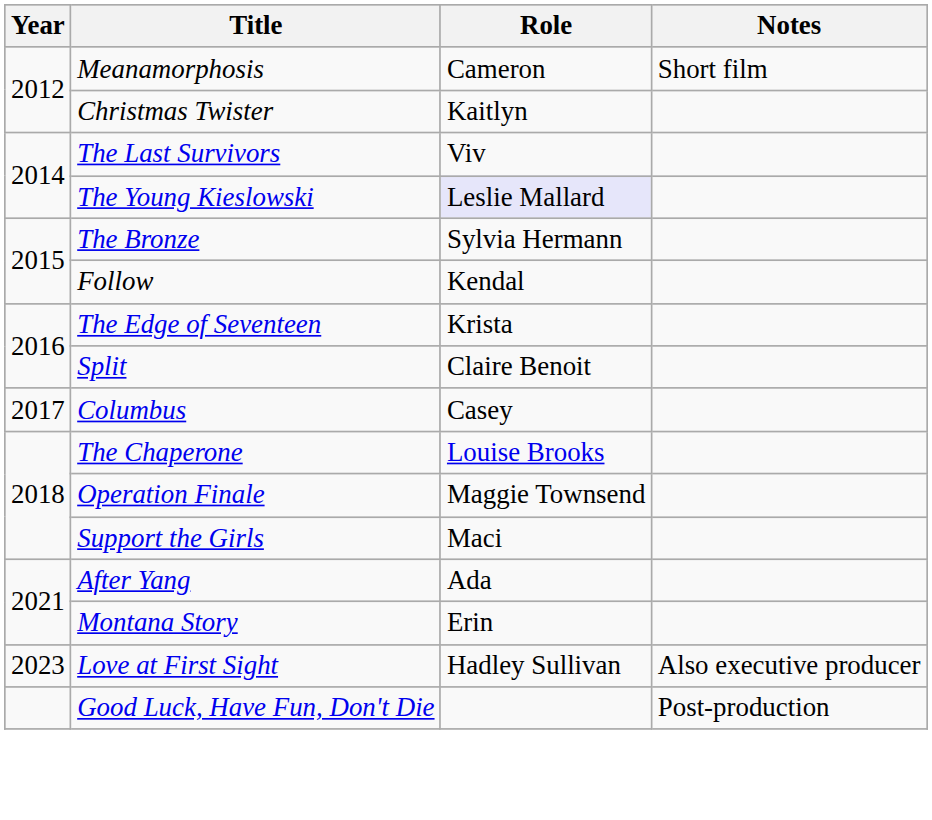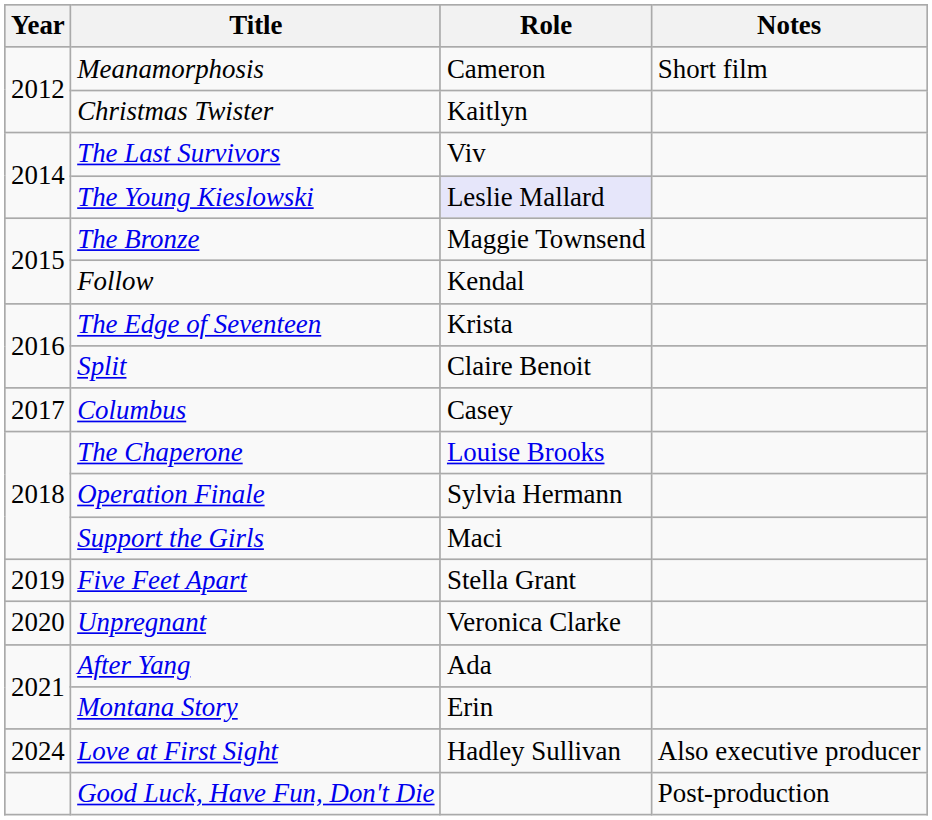(535, 238) Sylvia Hermann -> (546, 238) Maggie Townsend
(546, 494) Maggie Townsend -> (535, 494) Sylvia Hermann
+ row: (162, 580)
+ row: (142, 622)
(38, 665) 2023 -> (38, 750) 2024
